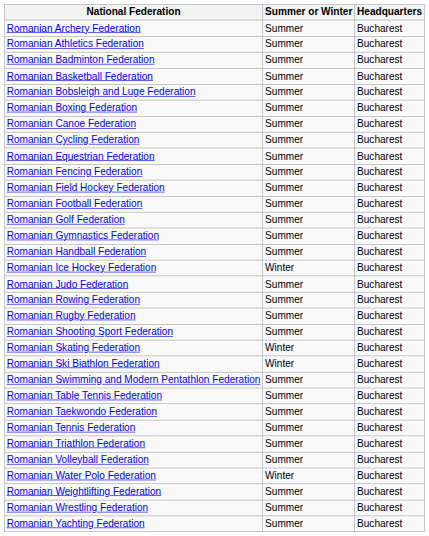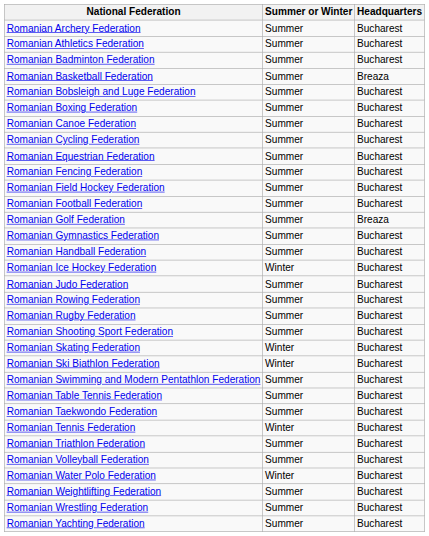(380, 76) Bucharest -> (373, 76) Breaza
(380, 220) Bucharest -> (373, 220) Breaza
(284, 428) Summer -> (280, 428) Winter
